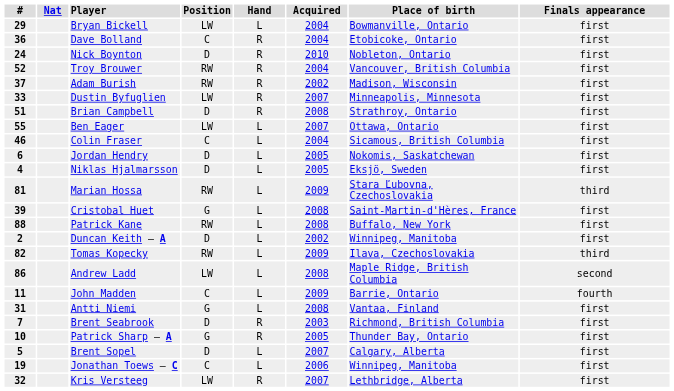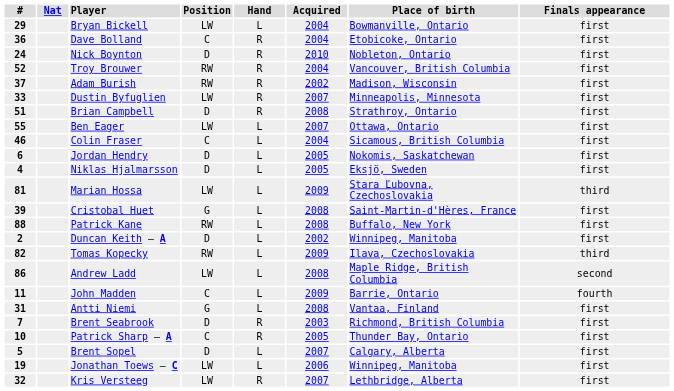(207, 190) RW -> (207, 190) LW
(207, 337) G -> (207, 337) C
(207, 366) C -> (207, 366) LW
